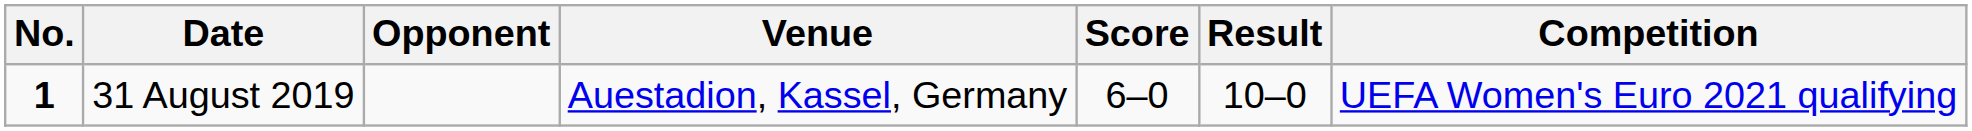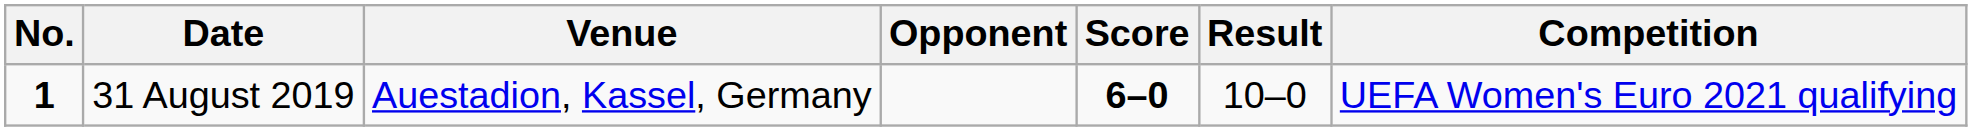columns swapped: (817, 34) <-> (461, 34)
(1137, 94) normal -> (1137, 94) bold
